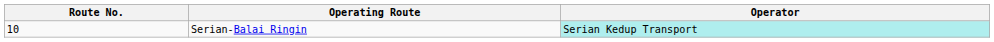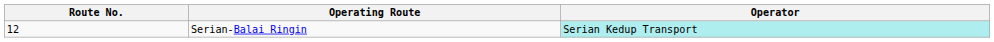(13, 29) 10 -> (13, 29) 12
